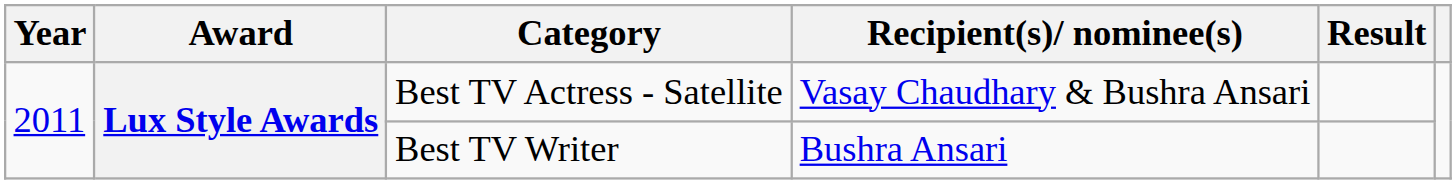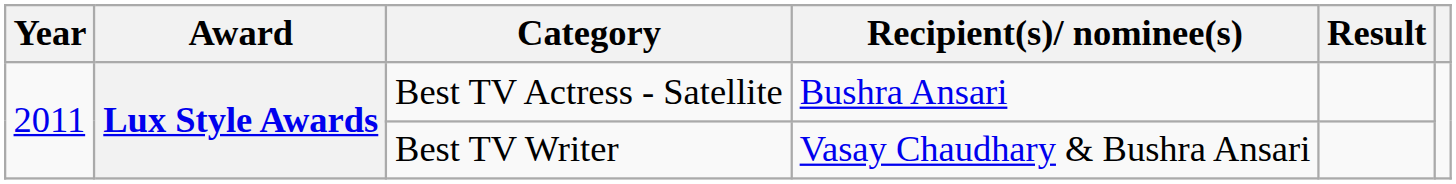(1055, 91) Vasay Chaudhary & Bushra Ansari -> (904, 91) Bushra Ansari
(904, 149) Bushra Ansari -> (1055, 149) Vasay Chaudhary & Bushra Ansari
